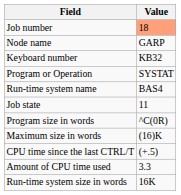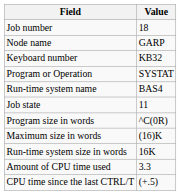(144, 27) lightsalmon background -> (144, 27) no background
rows swapped: (67, 182) <-> (70, 151)
